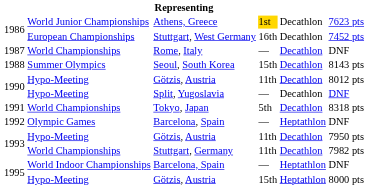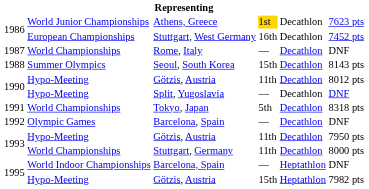(303, 122) Heptathlon -> (301, 122) Decathlon
(346, 150) 7982 pts -> (346, 150) 8000 pts
(346, 179) 8000 pts -> (346, 179) 7982 pts
